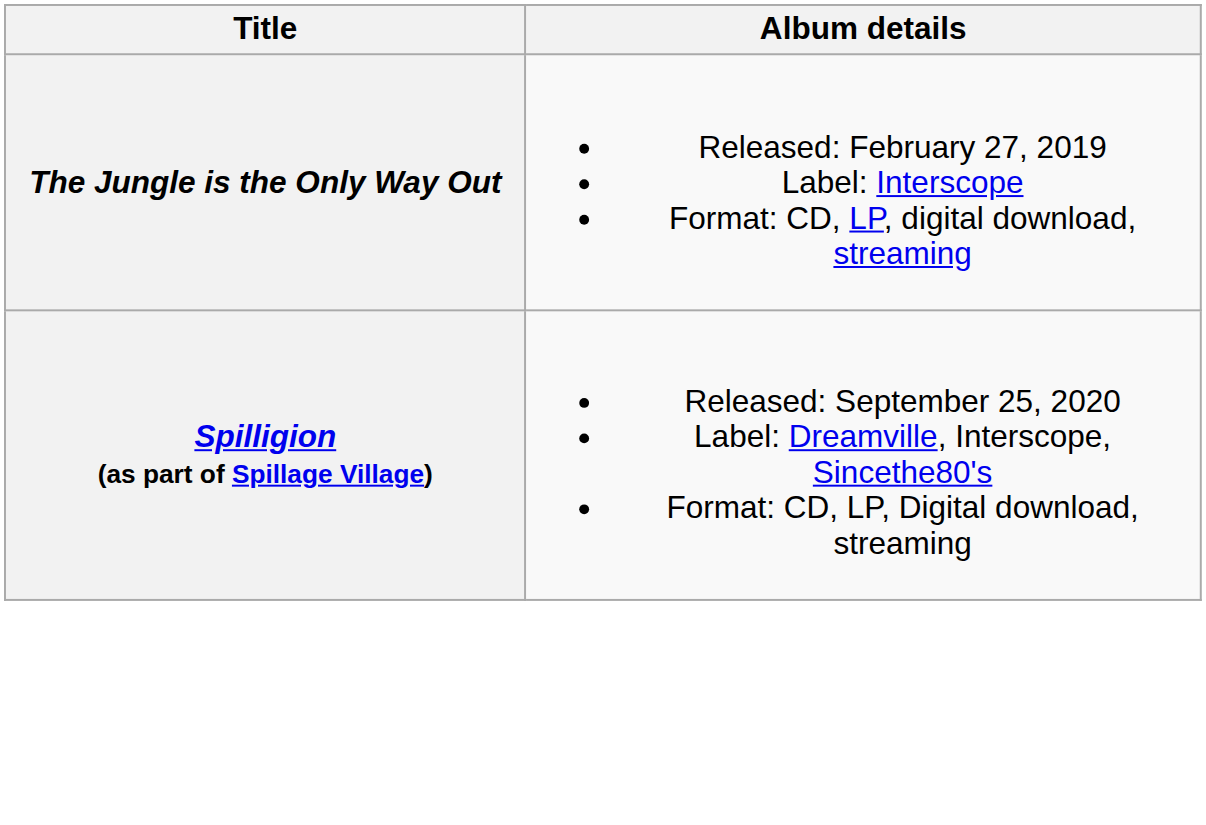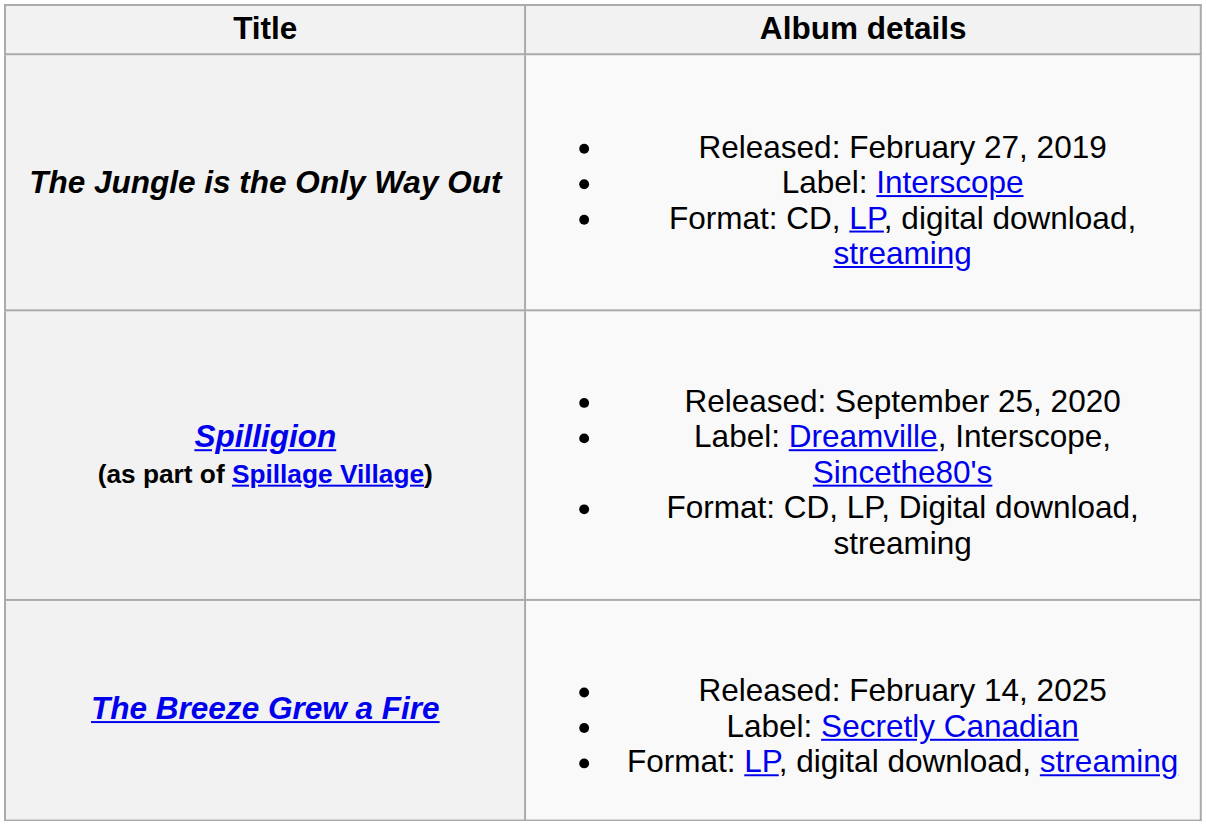+ row: (265, 709)
